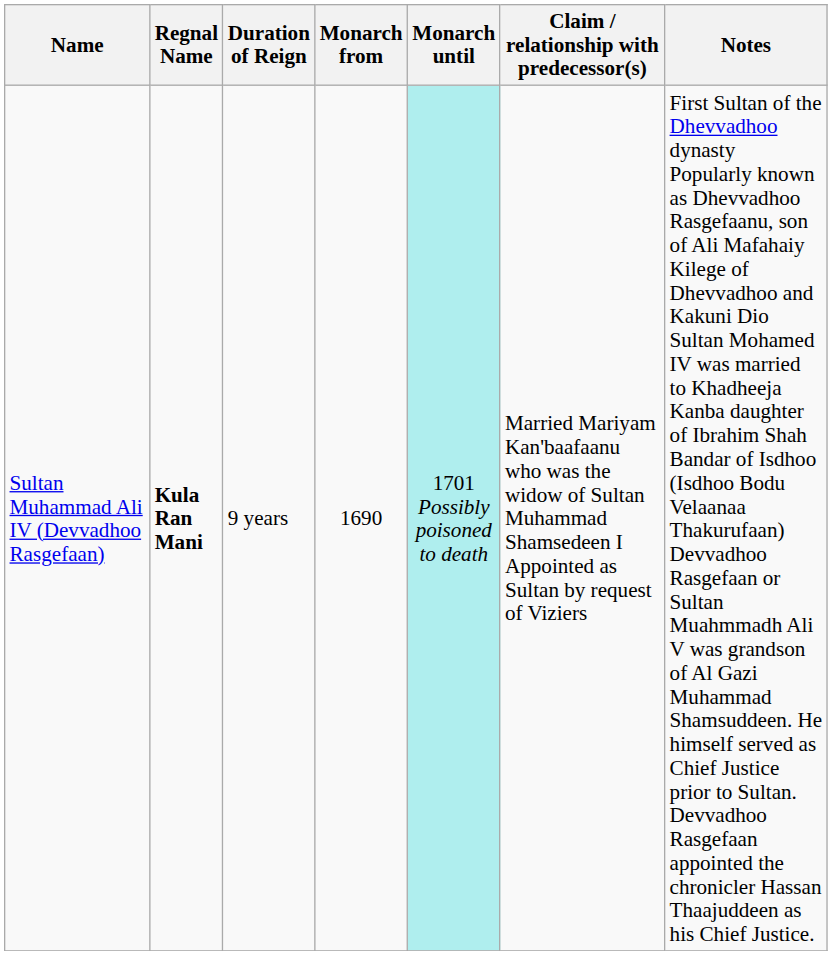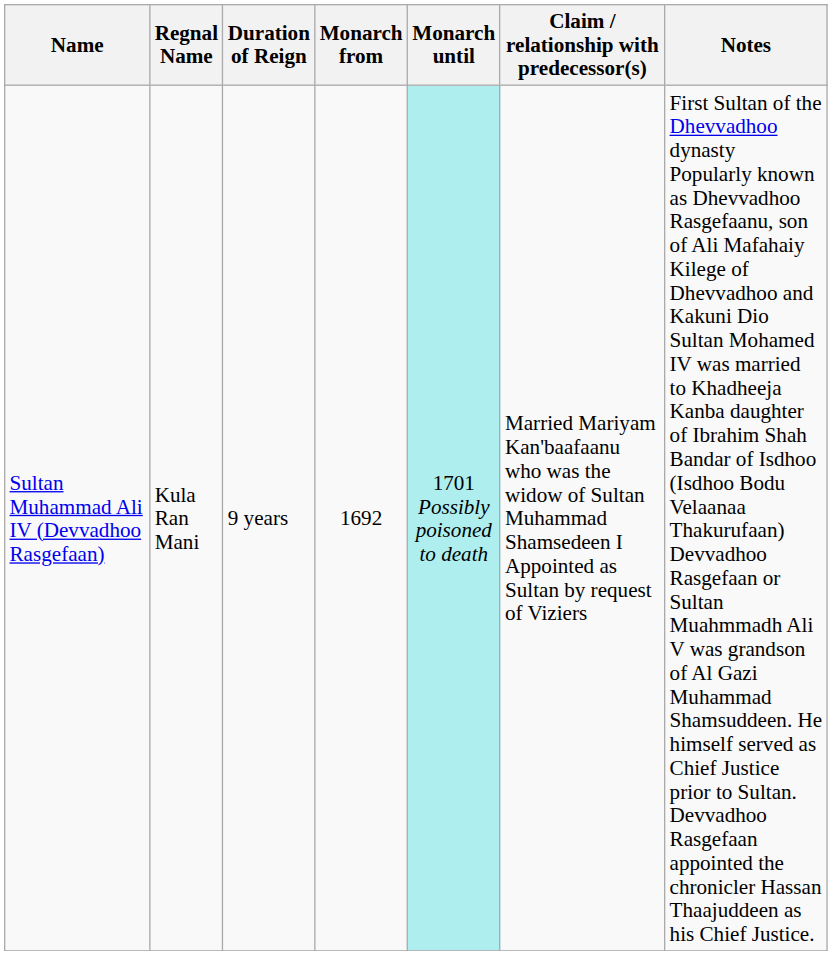(179, 518) bold -> (177, 518) normal
(361, 518) 1690 -> (361, 518) 1692
